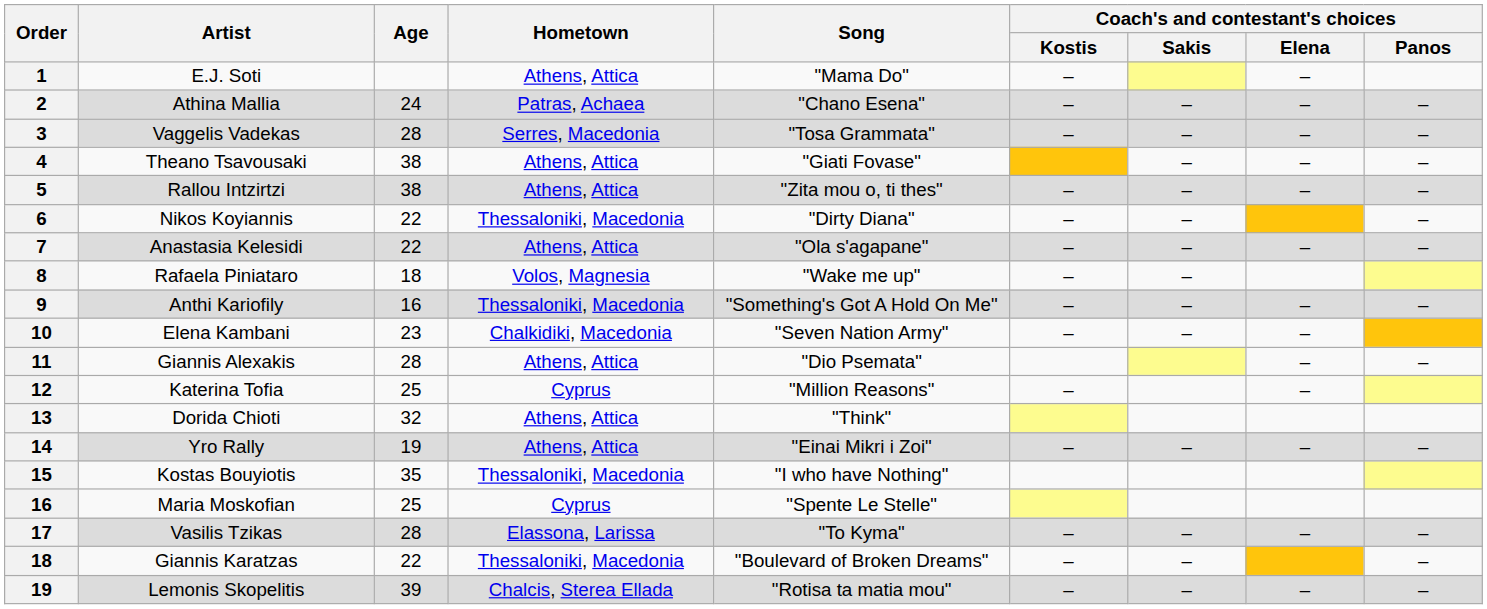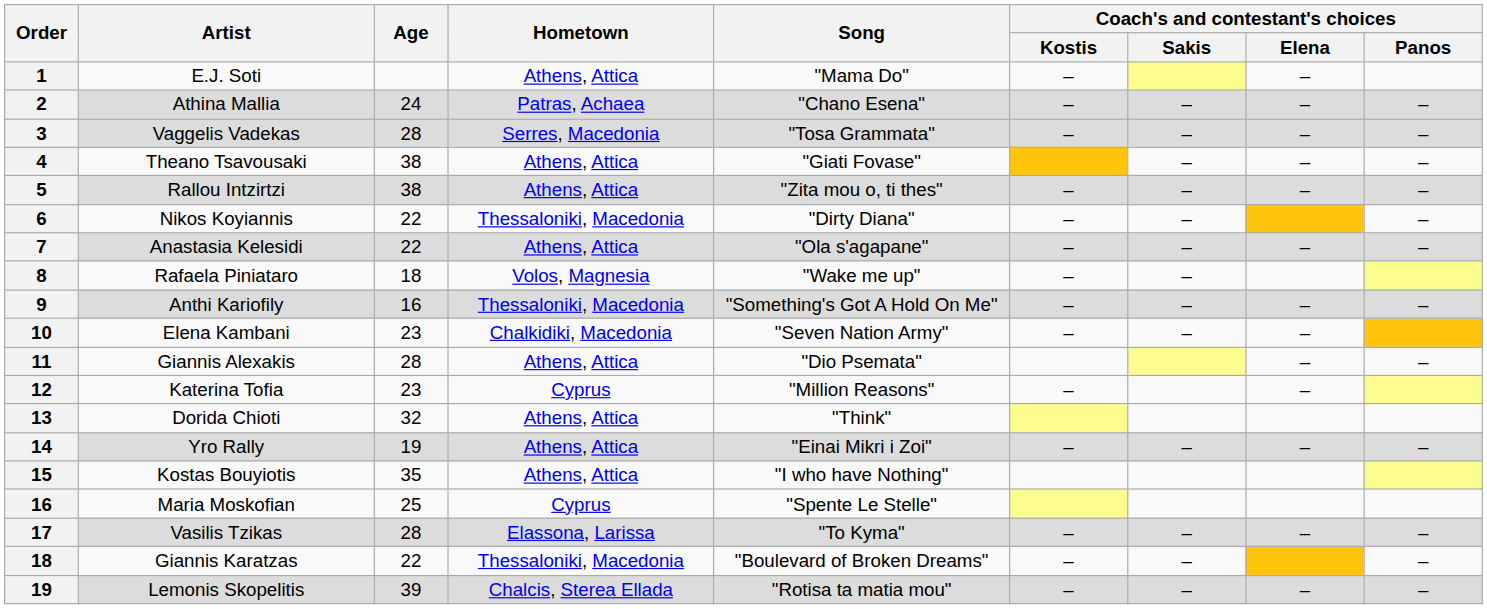(411, 390) 25 -> (411, 390) 23
(581, 475) Thessaloniki, Macedonia -> (581, 475) Athens, Attica
